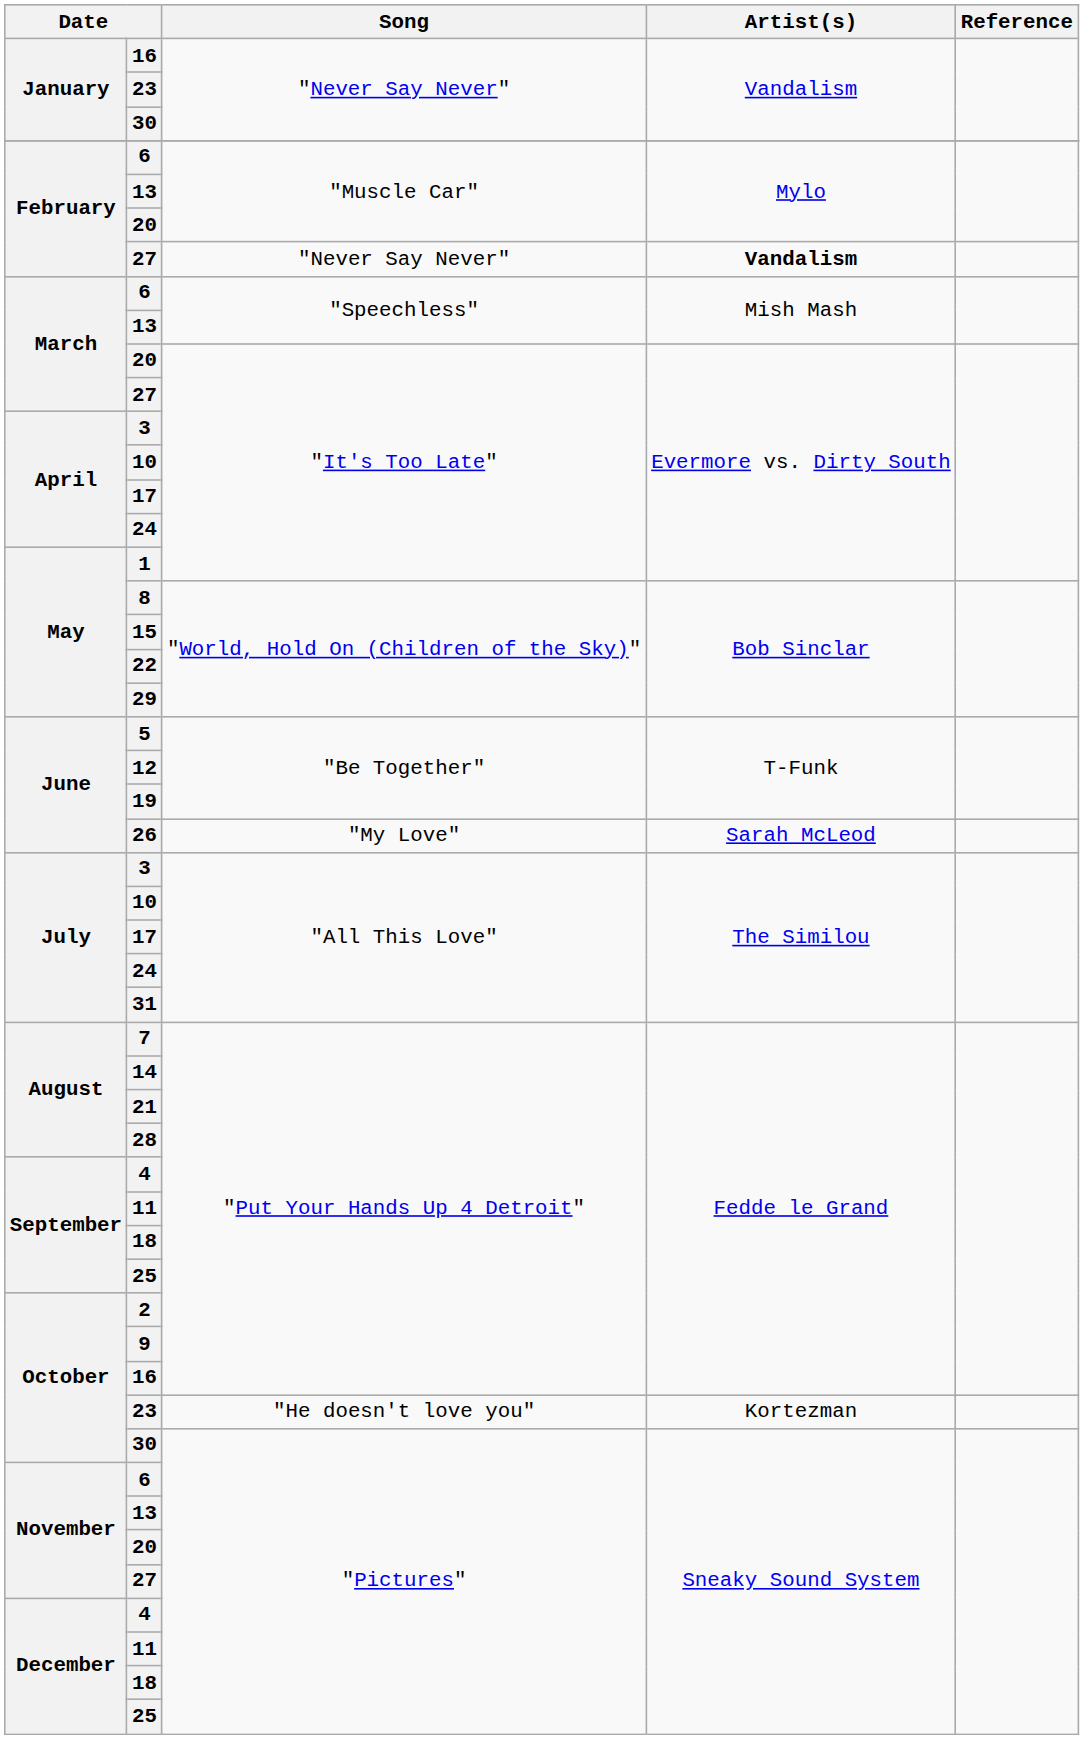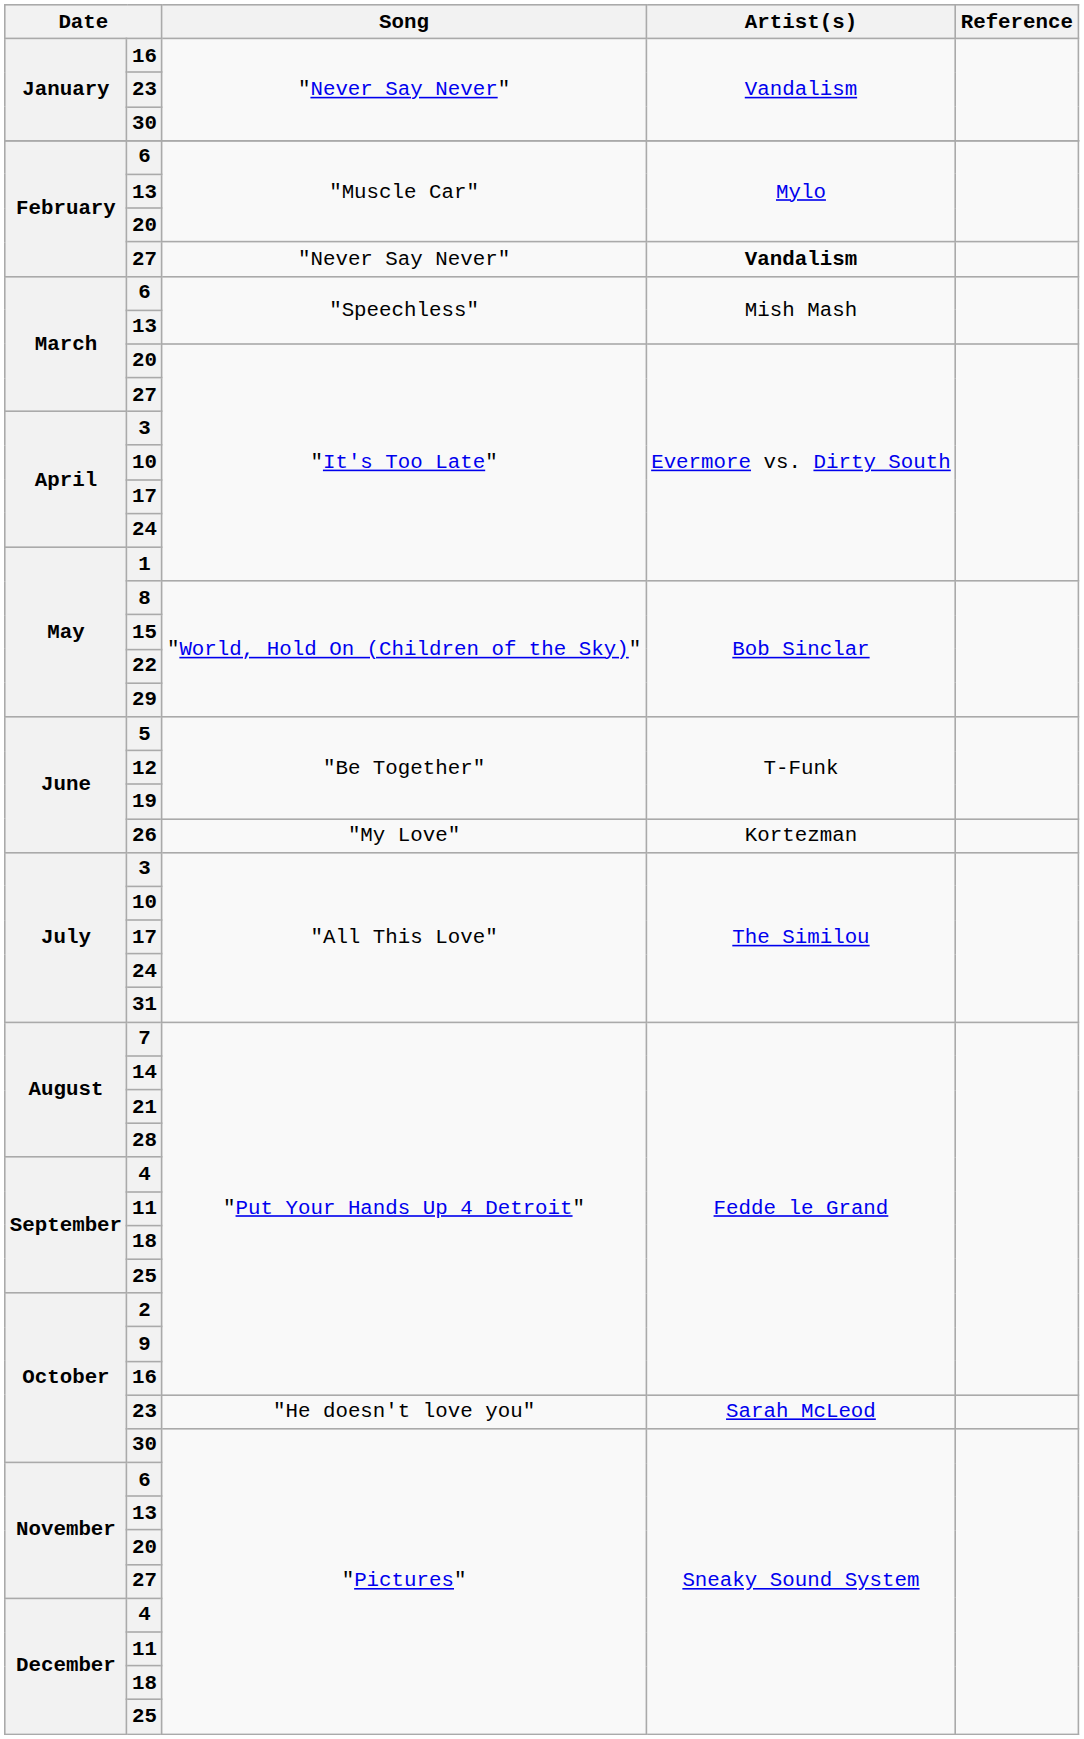(801, 835) Sarah McLeod -> (801, 835) Kortezman
(801, 1412) Kortezman -> (801, 1412) Sarah McLeod
